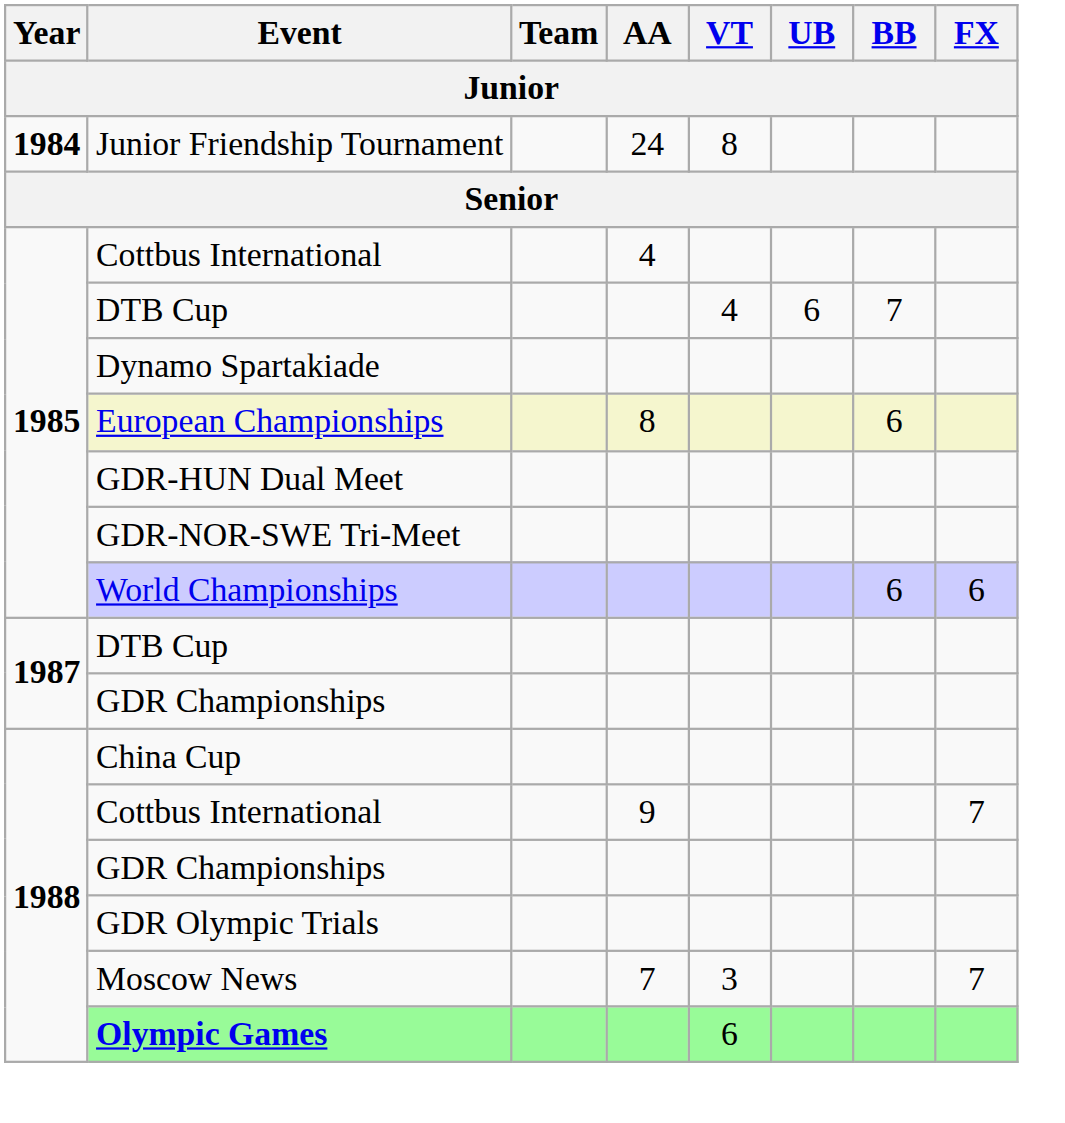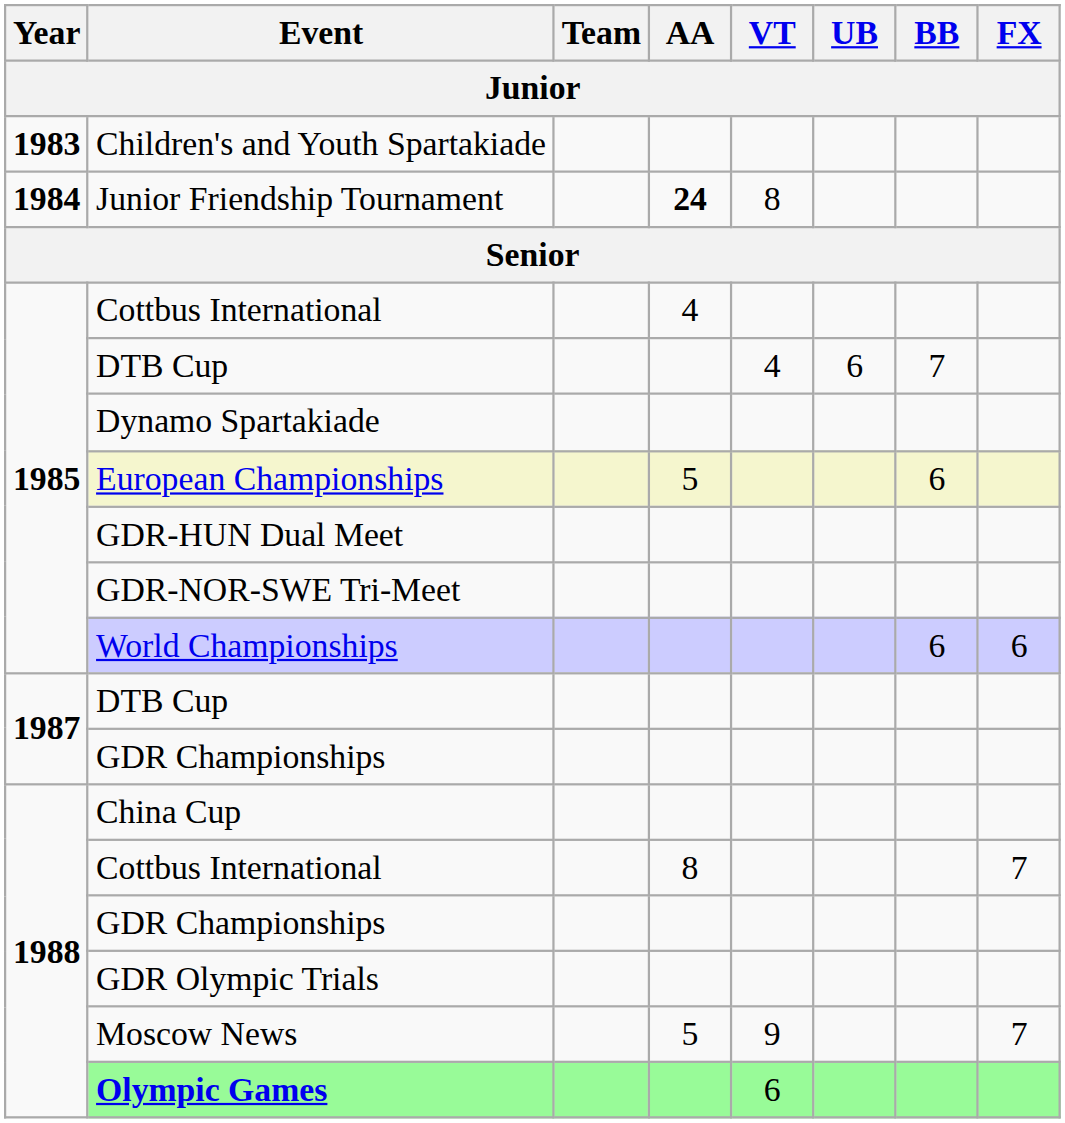+ row: (47, 143)
(647, 143) normal -> (690, 199) bold
(647, 421) 8 -> (690, 477) 5
(647, 811) 9 -> (690, 867) 8
(647, 978) 7 -> (690, 1034) 5
(730, 978) 3 -> (772, 1034) 9
